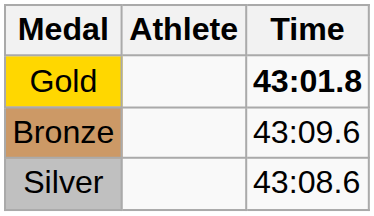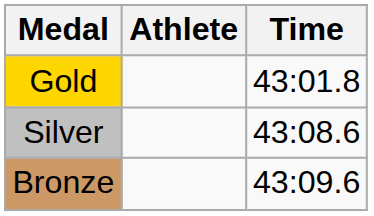(308, 81) bold -> (307, 81) normal
rows swapped: (63, 183) <-> (63, 132)
